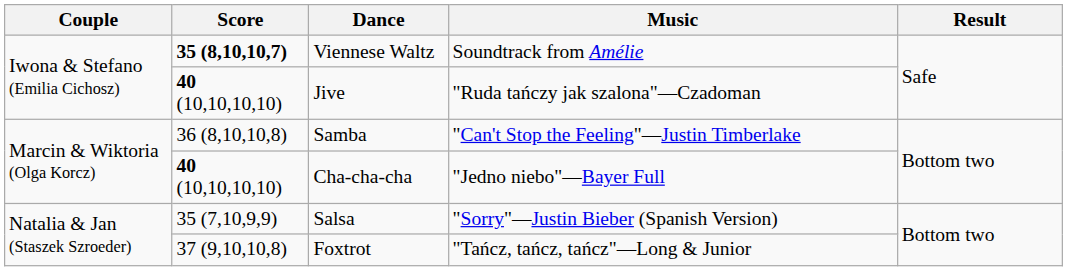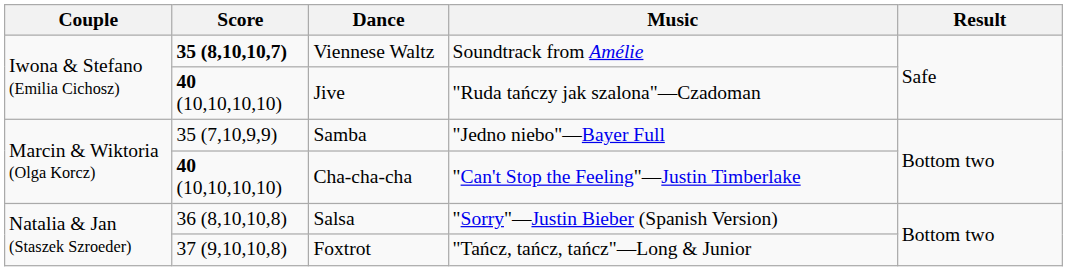(232, 134) 36 (8,10,10,8) -> (227, 134) 35 (7,10,9,9)
(627, 134) "Can't Stop the Feeling"—Justin Timberlake -> (559, 134) "Jedno niebo"—Bayer Full
(559, 176) "Jedno niebo"—Bayer Full -> (627, 176) "Can't Stop the Feeling"—Justin Timberlake
(227, 218) 35 (7,10,9,9) -> (232, 218) 36 (8,10,10,8)
